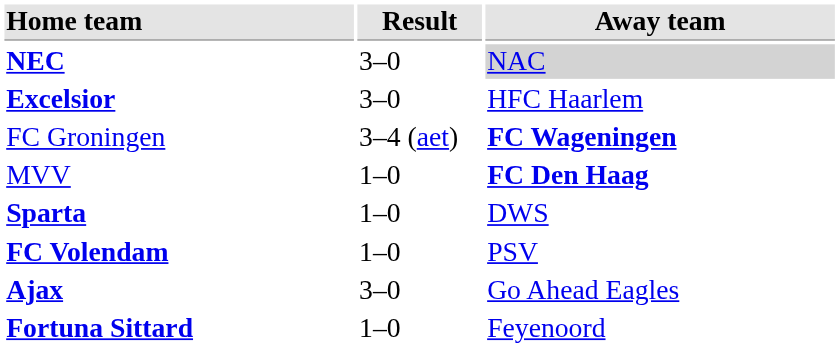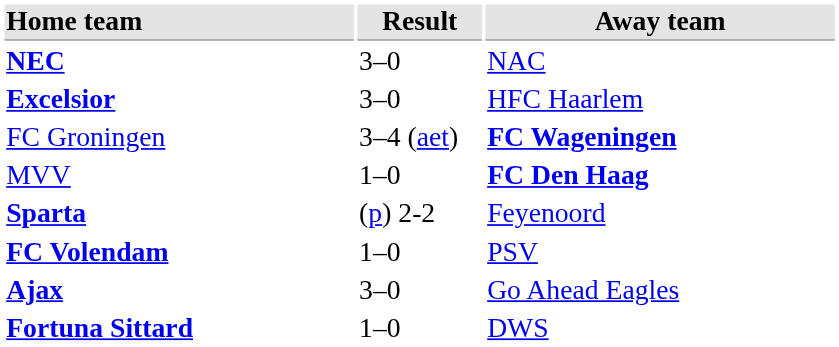(516, 61) lightgrey background -> (516, 61) no background
(380, 213) 1–0 -> (397, 213) (p) 2-2
(518, 213) DWS -> (546, 213) Feyenoord
(546, 327) Feyenoord -> (518, 327) DWS
